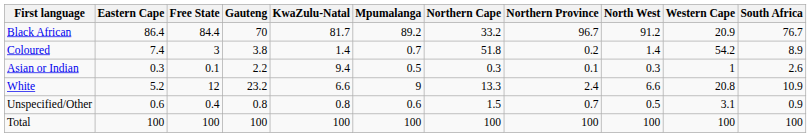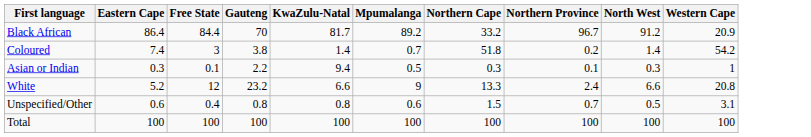- column: (772, 13)
